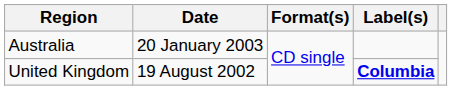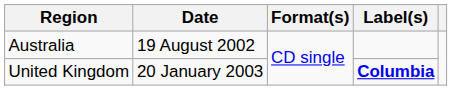(200, 44) 20 January 2003 -> (196, 44) 19 August 2002
(196, 71) 19 August 2002 -> (200, 71) 20 January 2003
